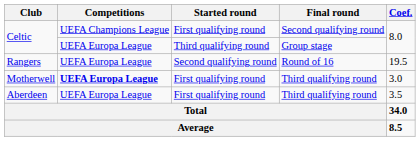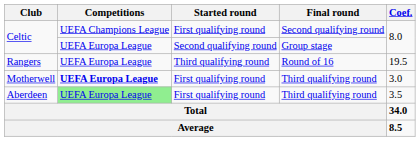(221, 45) Third qualifying round -> (225, 45) Second qualifying round
(225, 62) Second qualifying round -> (221, 62) Third qualifying round
(106, 95) no background -> (106, 95) lightgreen background
